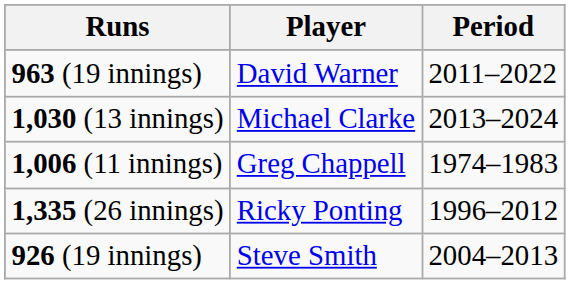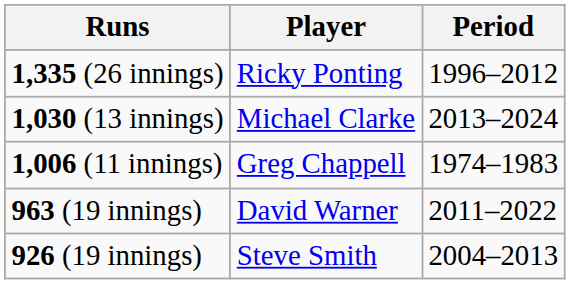rows swapped: (118, 210) <-> (107, 73)
